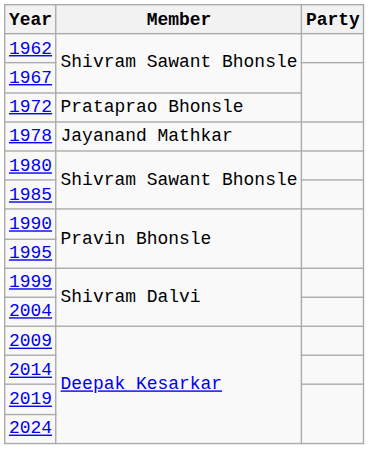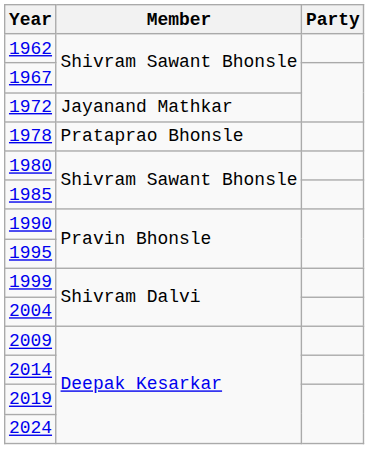(152, 107) Prataprao Bhonsle -> (147, 107) Jayanand Mathkar
(147, 136) Jayanand Mathkar -> (152, 136) Prataprao Bhonsle
